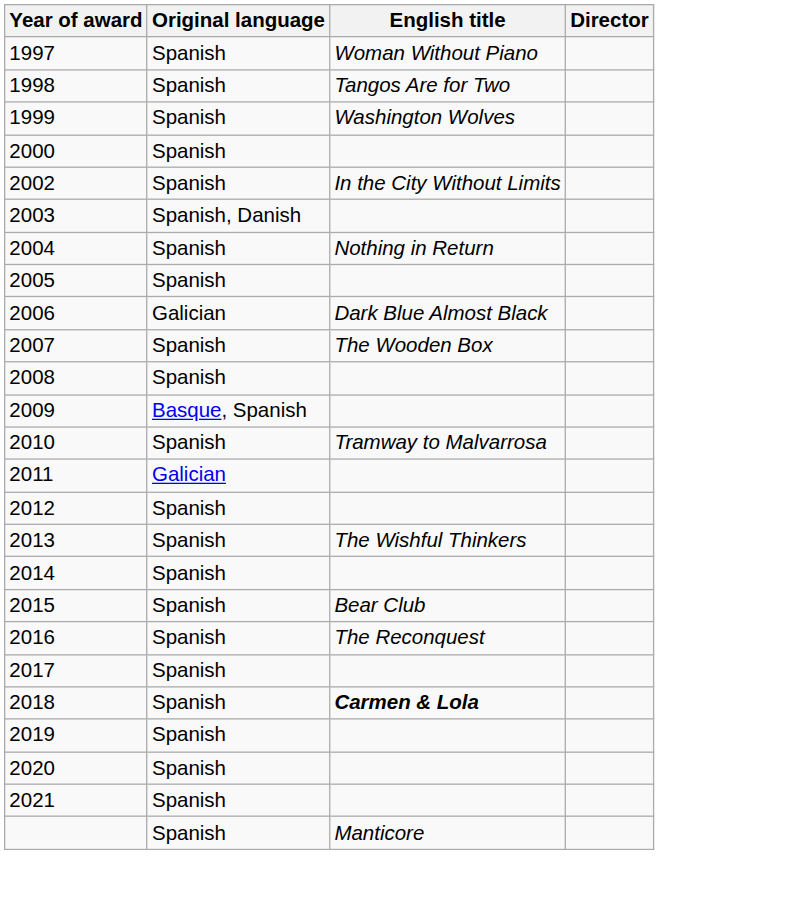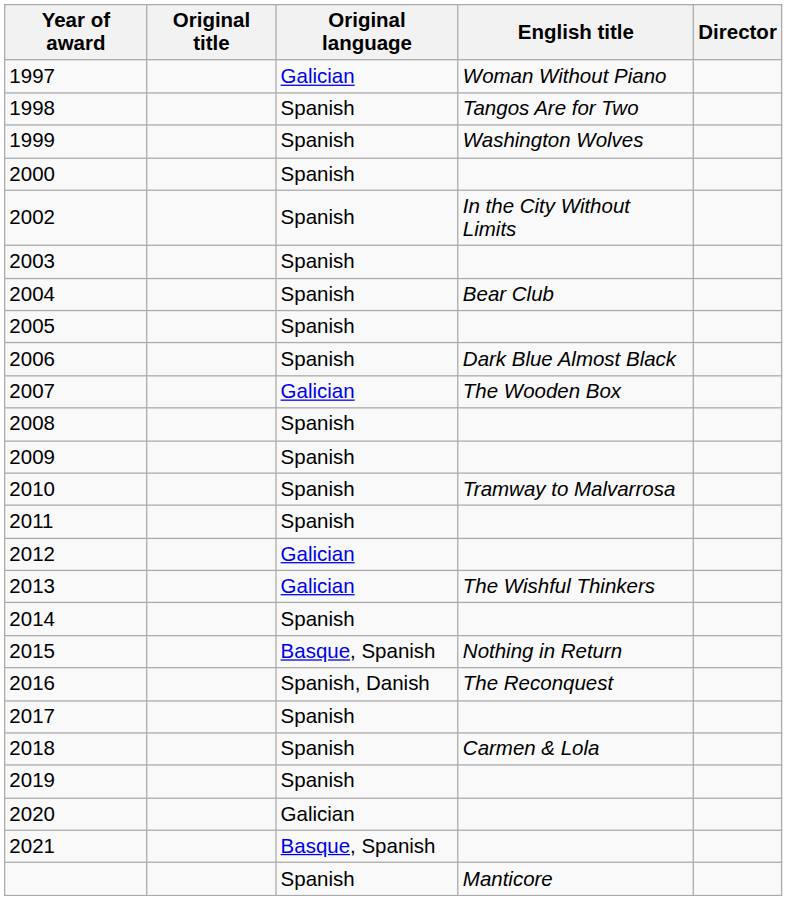+ column: (211, 32)
(189, 53) Spanish -> (318, 76) Galician
(227, 215) Spanish, Danish -> (318, 261) Spanish
(414, 248) Nothing in Return -> (508, 294) Bear Club
(189, 313) Galician -> (318, 359) Spanish
(189, 345) Spanish -> (318, 391) Galician
(229, 410) Basque, Spanish -> (318, 456) Spanish
(189, 475) Galician -> (318, 521) Spanish
(189, 507) Spanish -> (318, 554) Galician
(189, 540) Spanish -> (318, 586) Galician
(189, 605) Spanish -> (358, 651) Basque, Spanish
(380, 605) Bear Club -> (543, 651) Nothing in Return
(189, 637) Spanish -> (355, 683) Spanish, Danish
(407, 702) bold -> (531, 748) normal
(189, 767) Spanish -> (318, 813) Galician
(189, 800) Spanish -> (358, 846) Basque, Spanish
